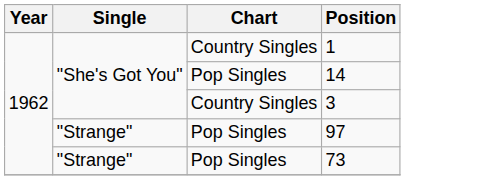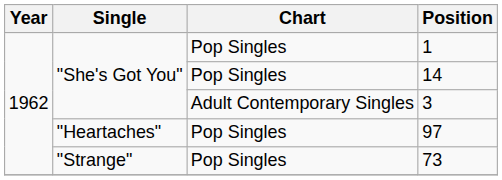(254, 47) Country Singles -> (239, 47) Pop Singles
(254, 103) Country Singles -> (302, 103) Adult Contemporary Singles
(95, 132) "Strange" -> (109, 132) "Heartaches"
